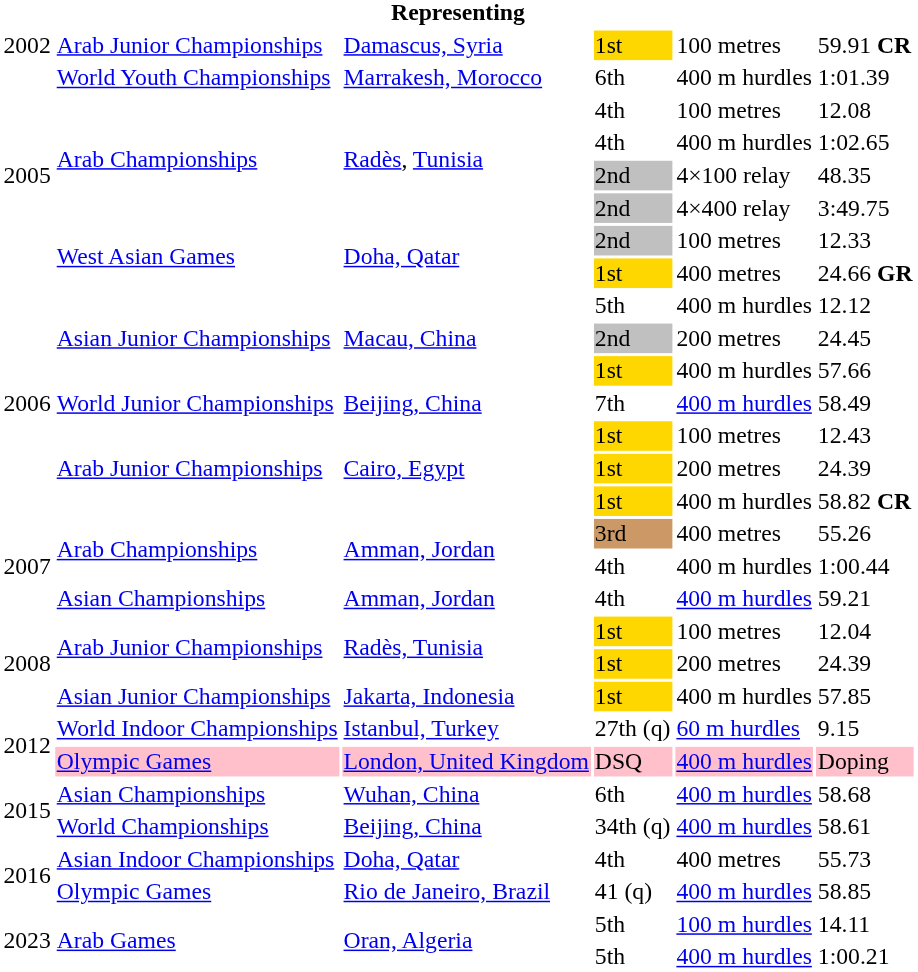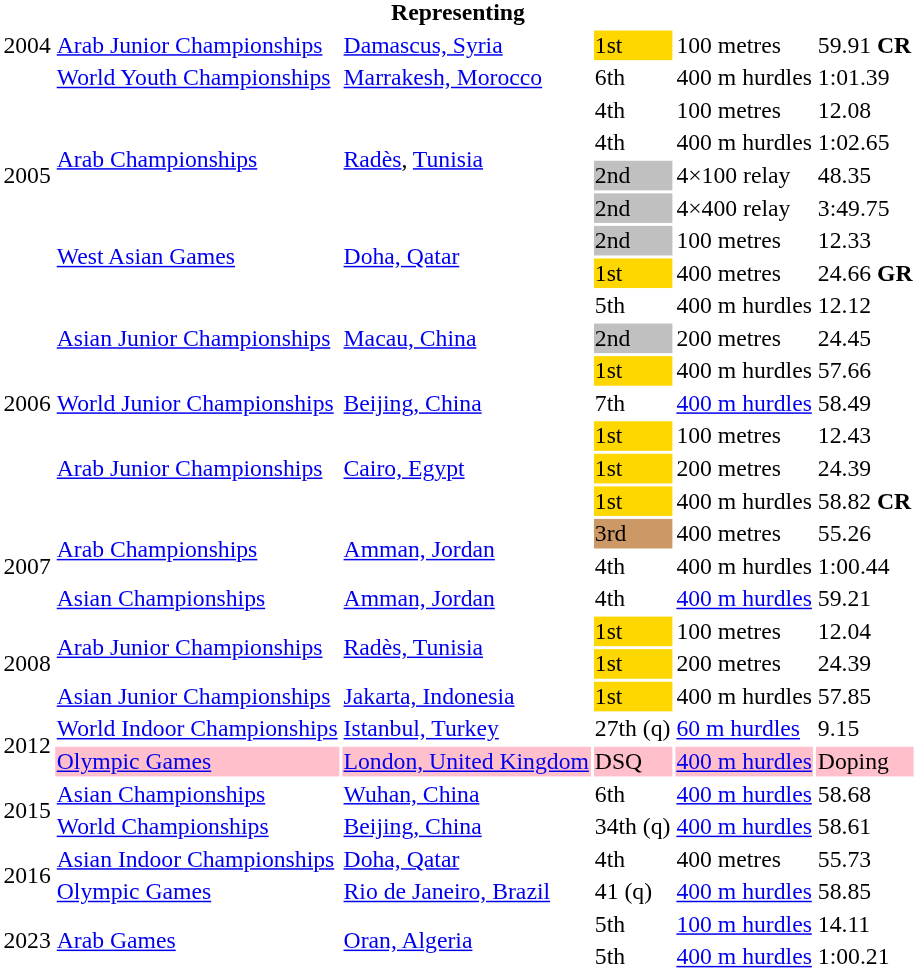(27, 45) 2002 -> (27, 45) 2004
